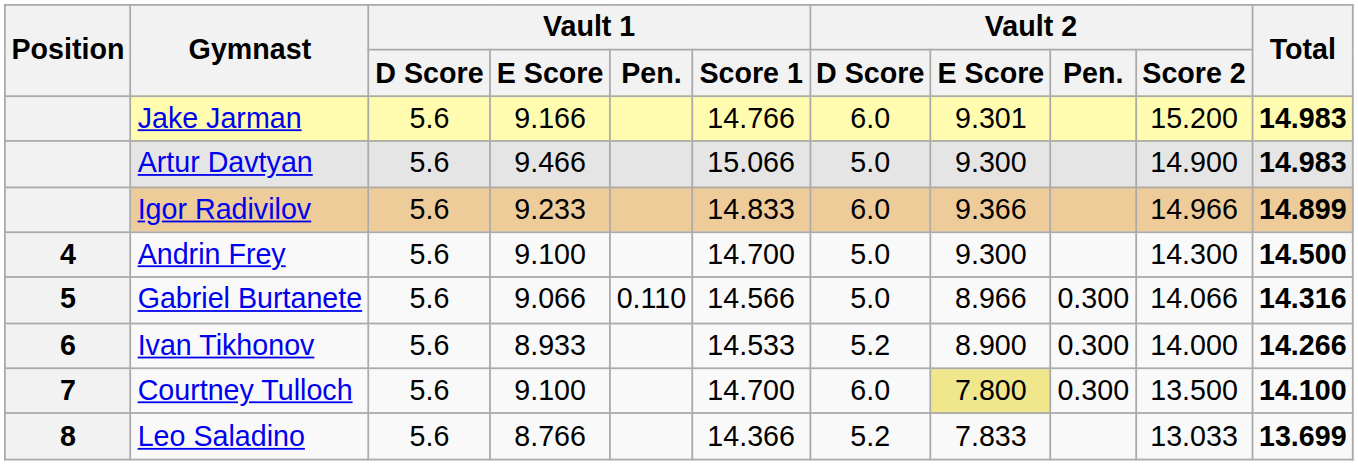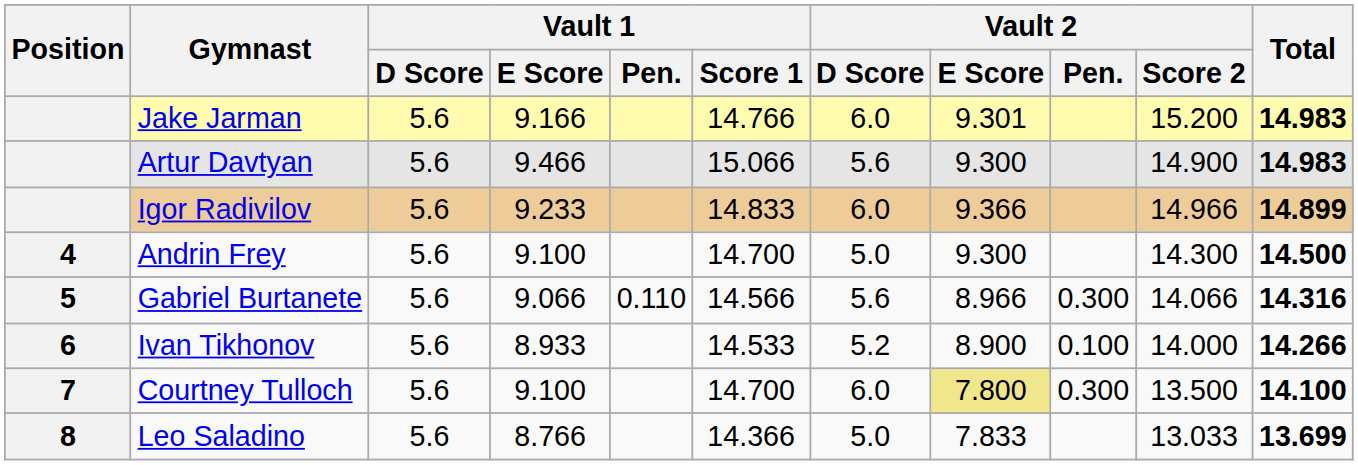(870, 163) 5.0 -> (870, 163) 5.6
(870, 299) 5.0 -> (870, 299) 5.6
(1093, 345) 0.300 -> (1093, 345) 0.100
(870, 436) 5.2 -> (870, 436) 5.0
